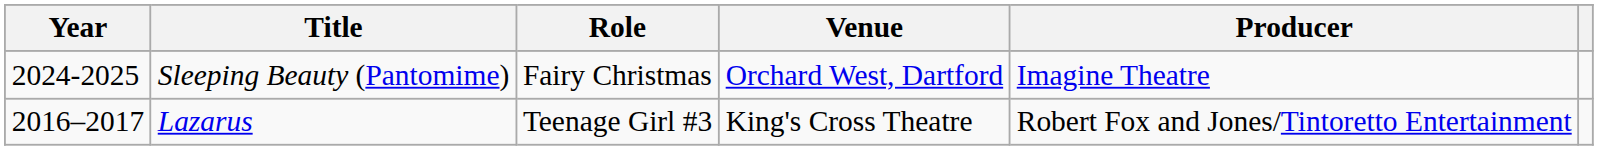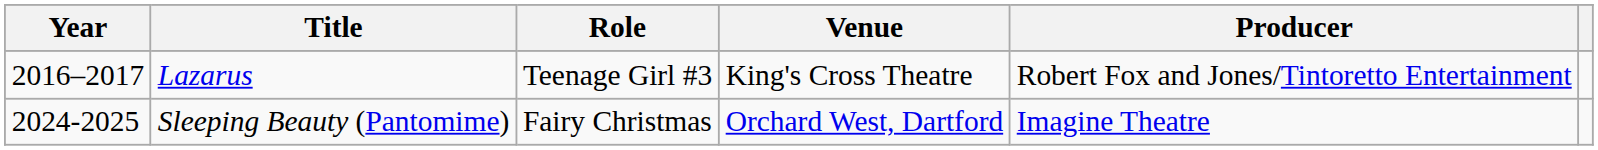rows swapped: (205, 121) <-> (334, 74)
